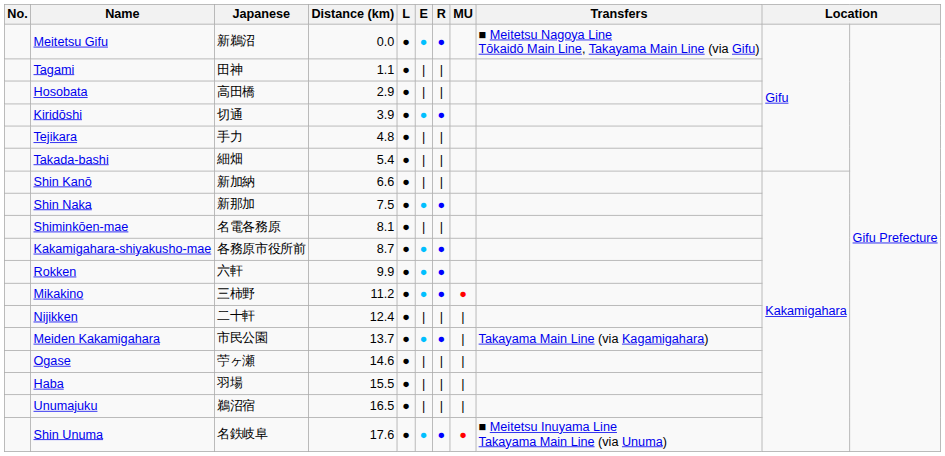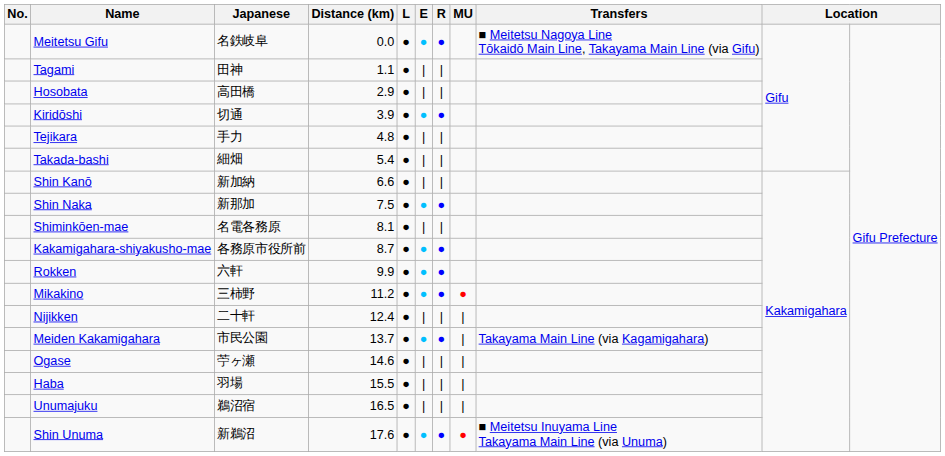(236, 41) 新鵜沼 -> (242, 41) 名鉄岐阜
(242, 434) 名鉄岐阜 -> (236, 434) 新鵜沼
